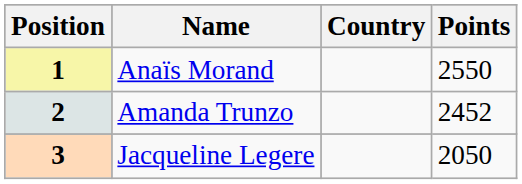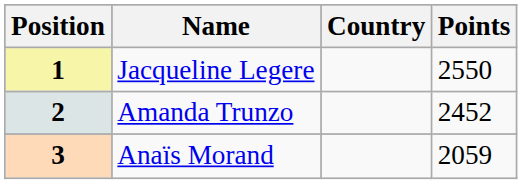(196, 69) Anaïs Morand -> (216, 69) Jacqueline Legere
(216, 155) Jacqueline Legere -> (196, 155) Anaïs Morand
(465, 155) 2050 -> (465, 155) 2059
